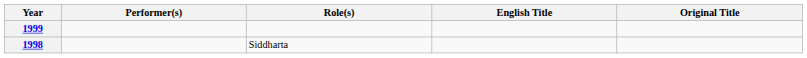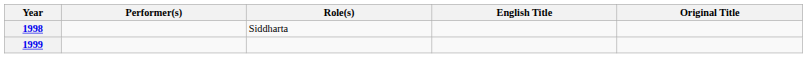rows swapped: (33, 45) <-> (33, 28)
